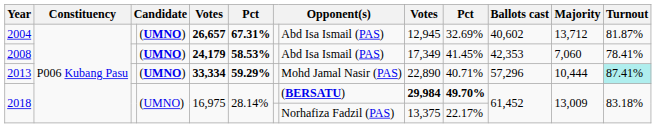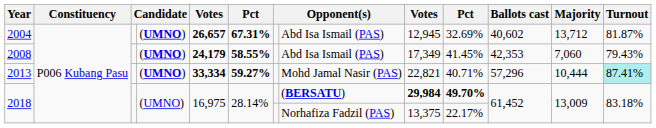(251, 53) 58.53% -> (251, 53) 58.55%
(625, 53) 78.41% -> (625, 53) 79.43%
(251, 73) 59.29% -> (251, 73) 59.27%
(424, 73) 22,890 -> (424, 73) 22,821
